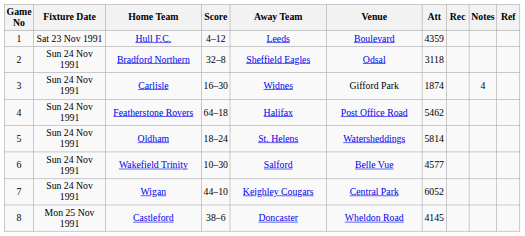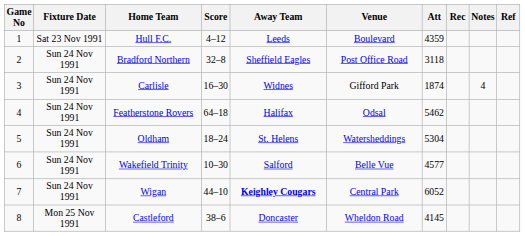(374, 59) Odsal -> (374, 59) Post Office Road
(374, 112) Post Office Road -> (374, 112) Odsal
(434, 139) 5814 -> (434, 139) 5304
(278, 191) normal -> (278, 191) bold
